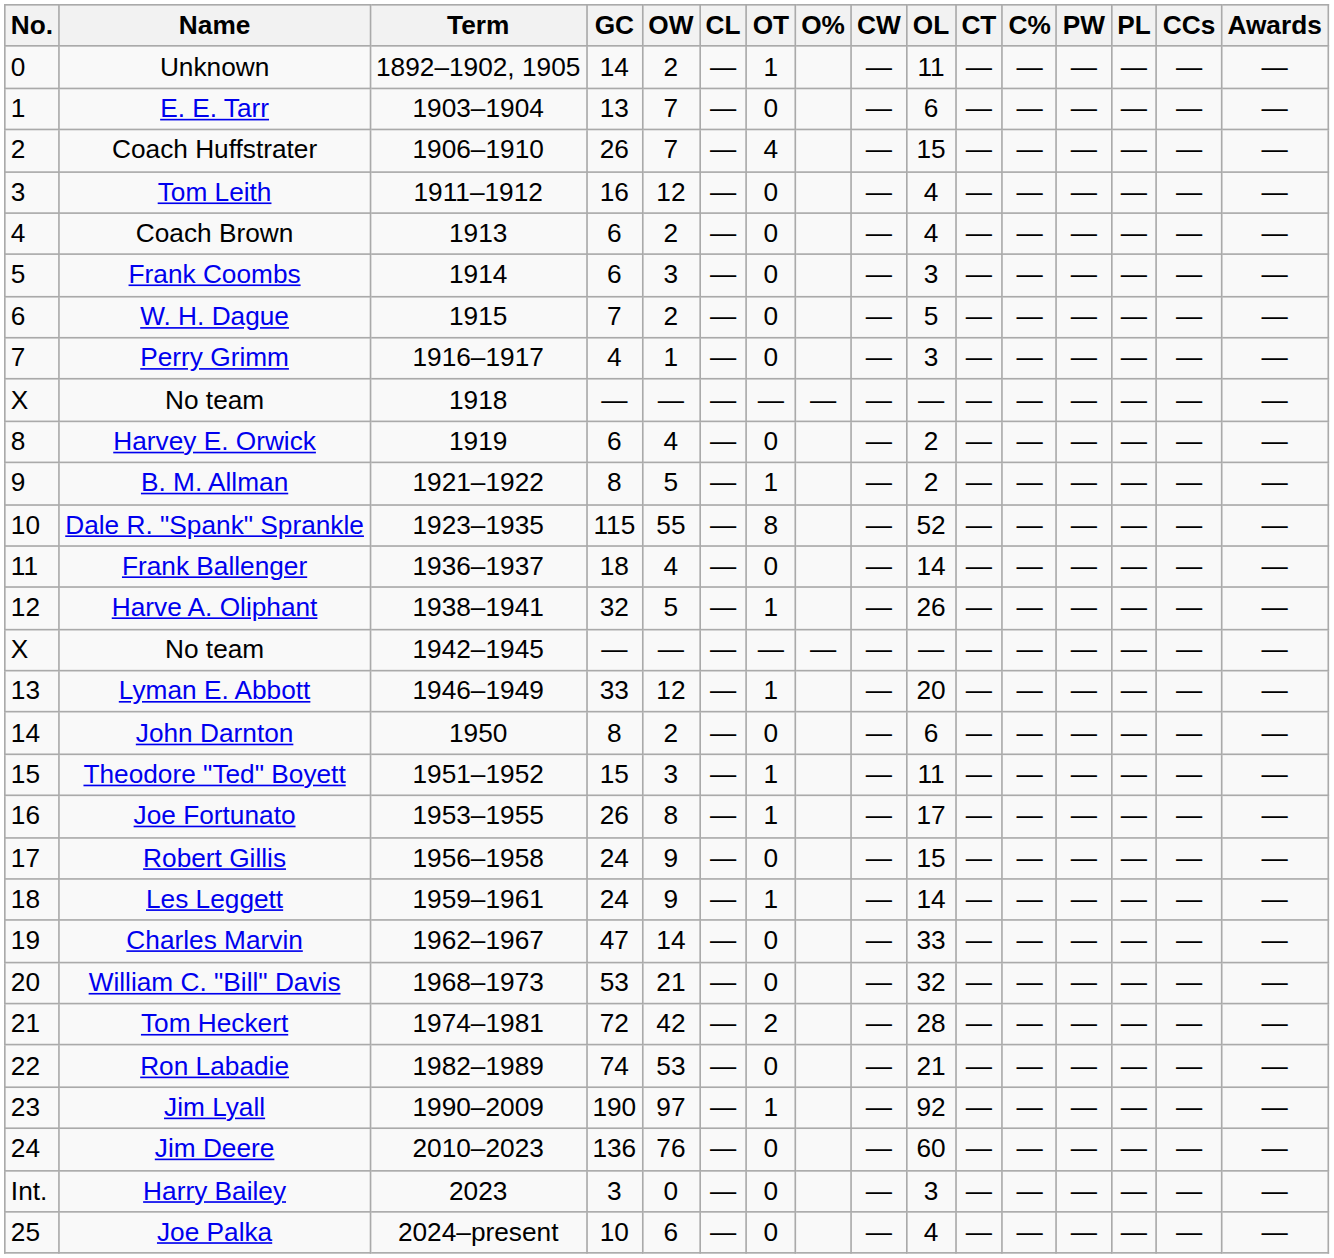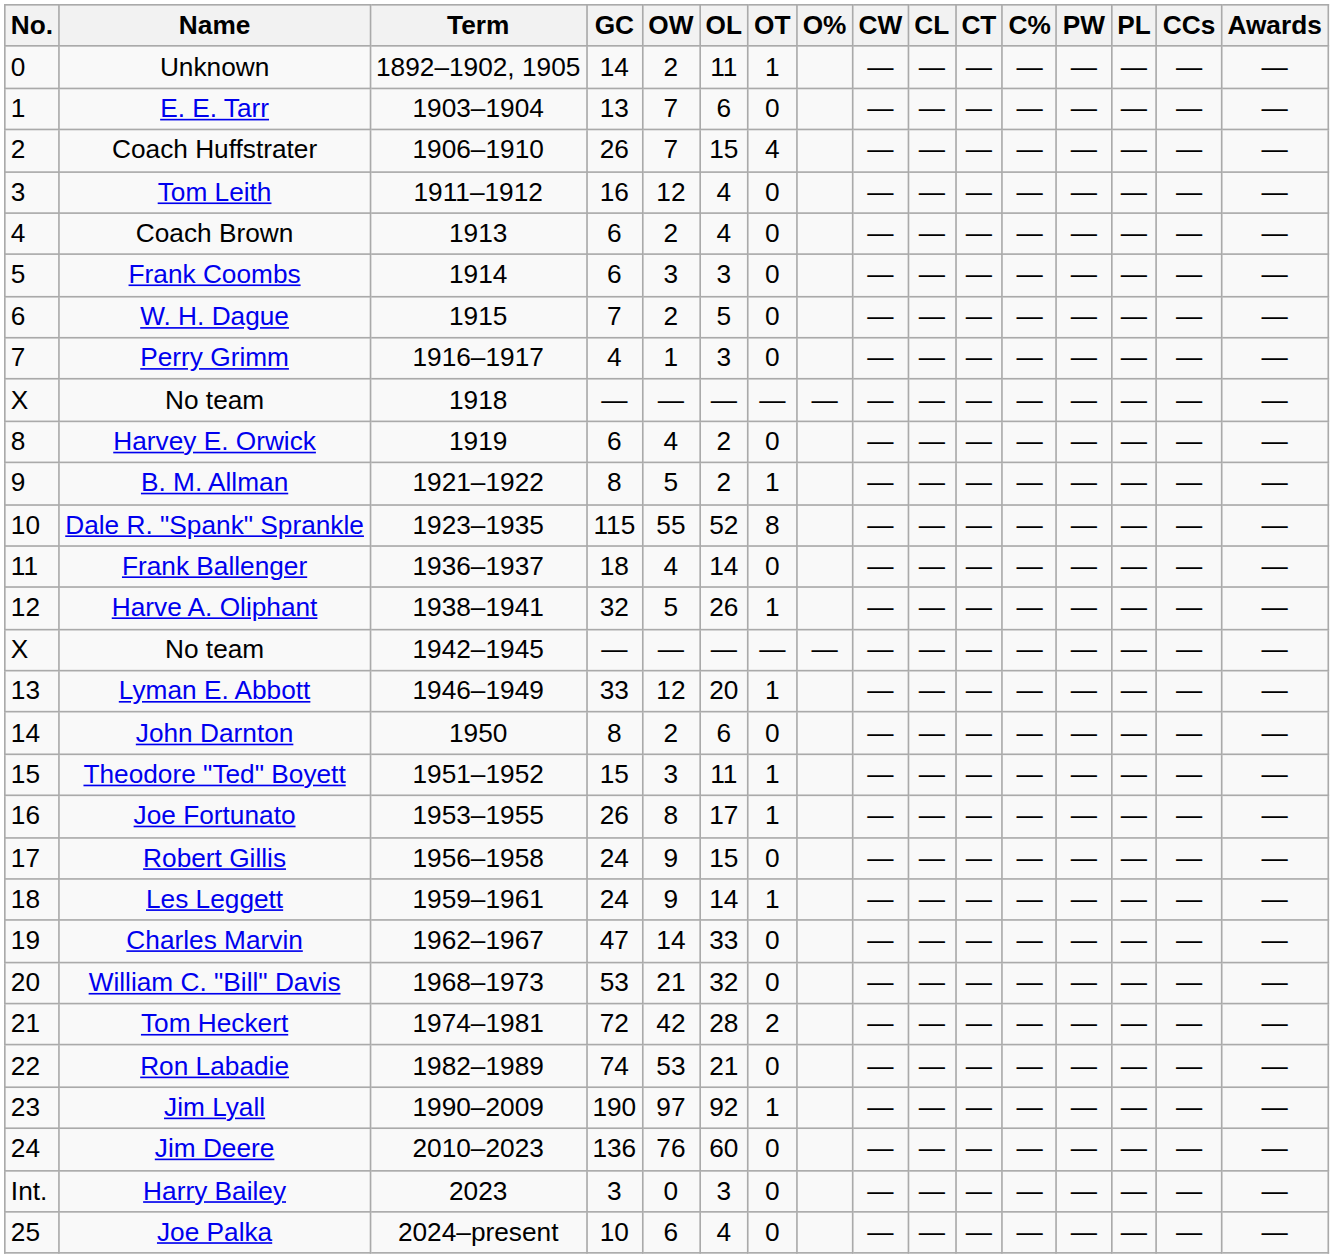columns swapped: (931, 25) <-> (723, 25)
